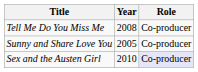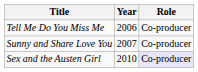(127, 28) 2008 -> (127, 28) 2006
(127, 43) 2005 -> (127, 43) 2007
